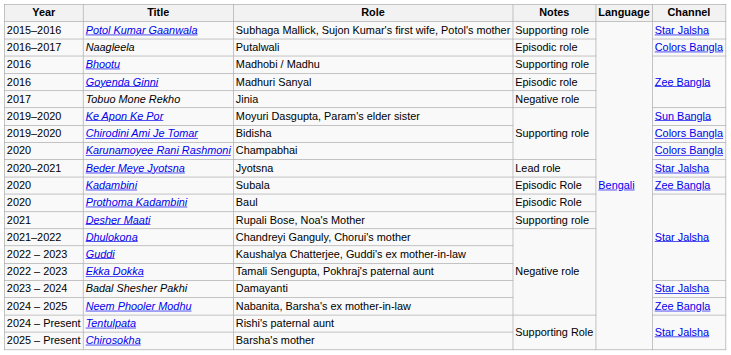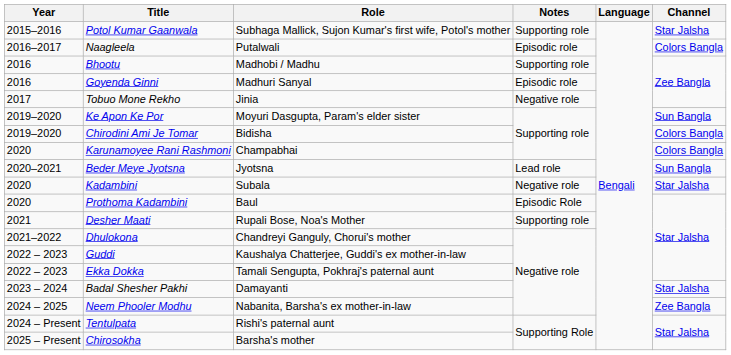(682, 168) Star Jalsha -> (683, 168) Sun Bangla
(549, 185) Episodic Role -> (547, 185) Negative role
(683, 185) Zee Bangla -> (682, 185) Star Jalsha
